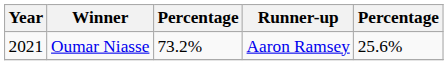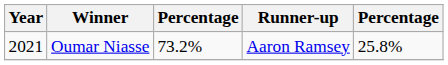(380, 45) 25.6% -> (380, 45) 25.8%
